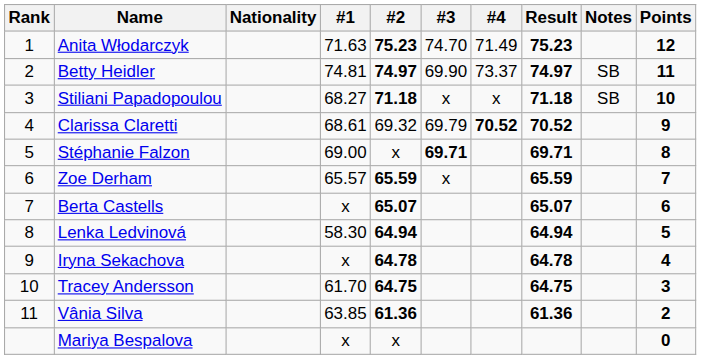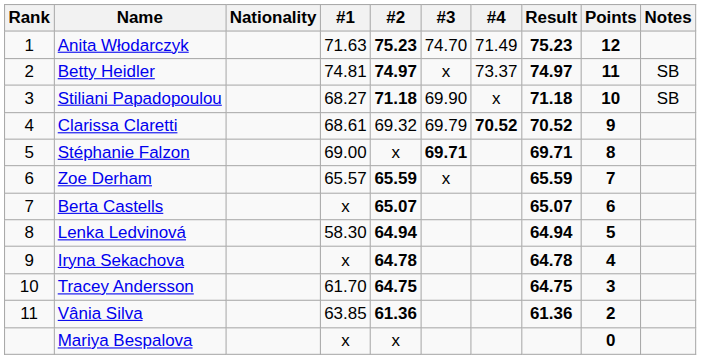columns swapped: (608, 17) <-> (666, 17)
(446, 71) 69.90 -> (446, 71) x
(446, 98) x -> (446, 98) 69.90
